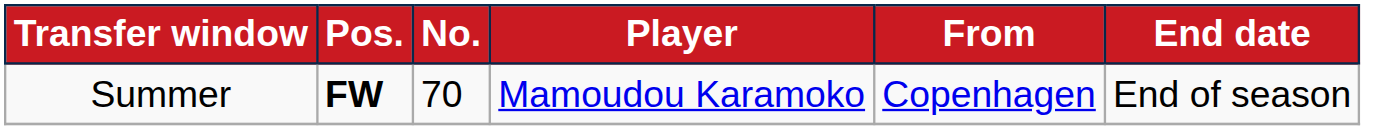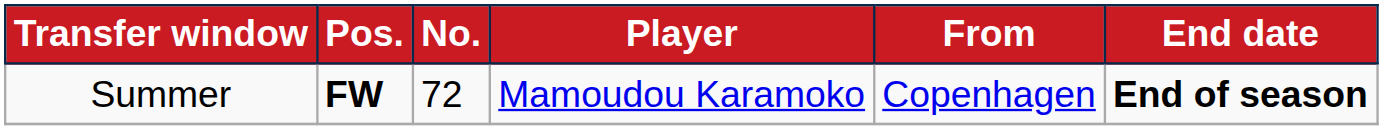(442, 93) 70 -> (442, 93) 72
(1232, 93) normal -> (1240, 93) bold
